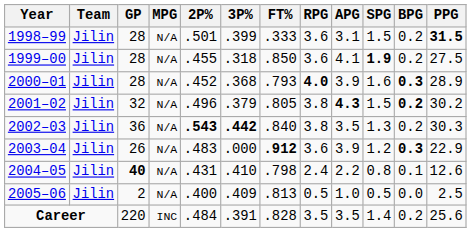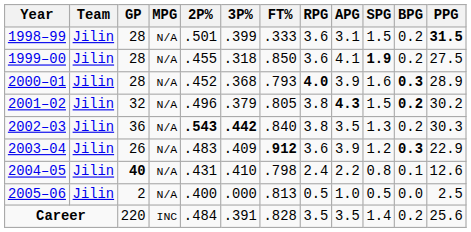(240, 150) .000 -> (240, 150) .409
(240, 195) .409 -> (240, 195) .000
